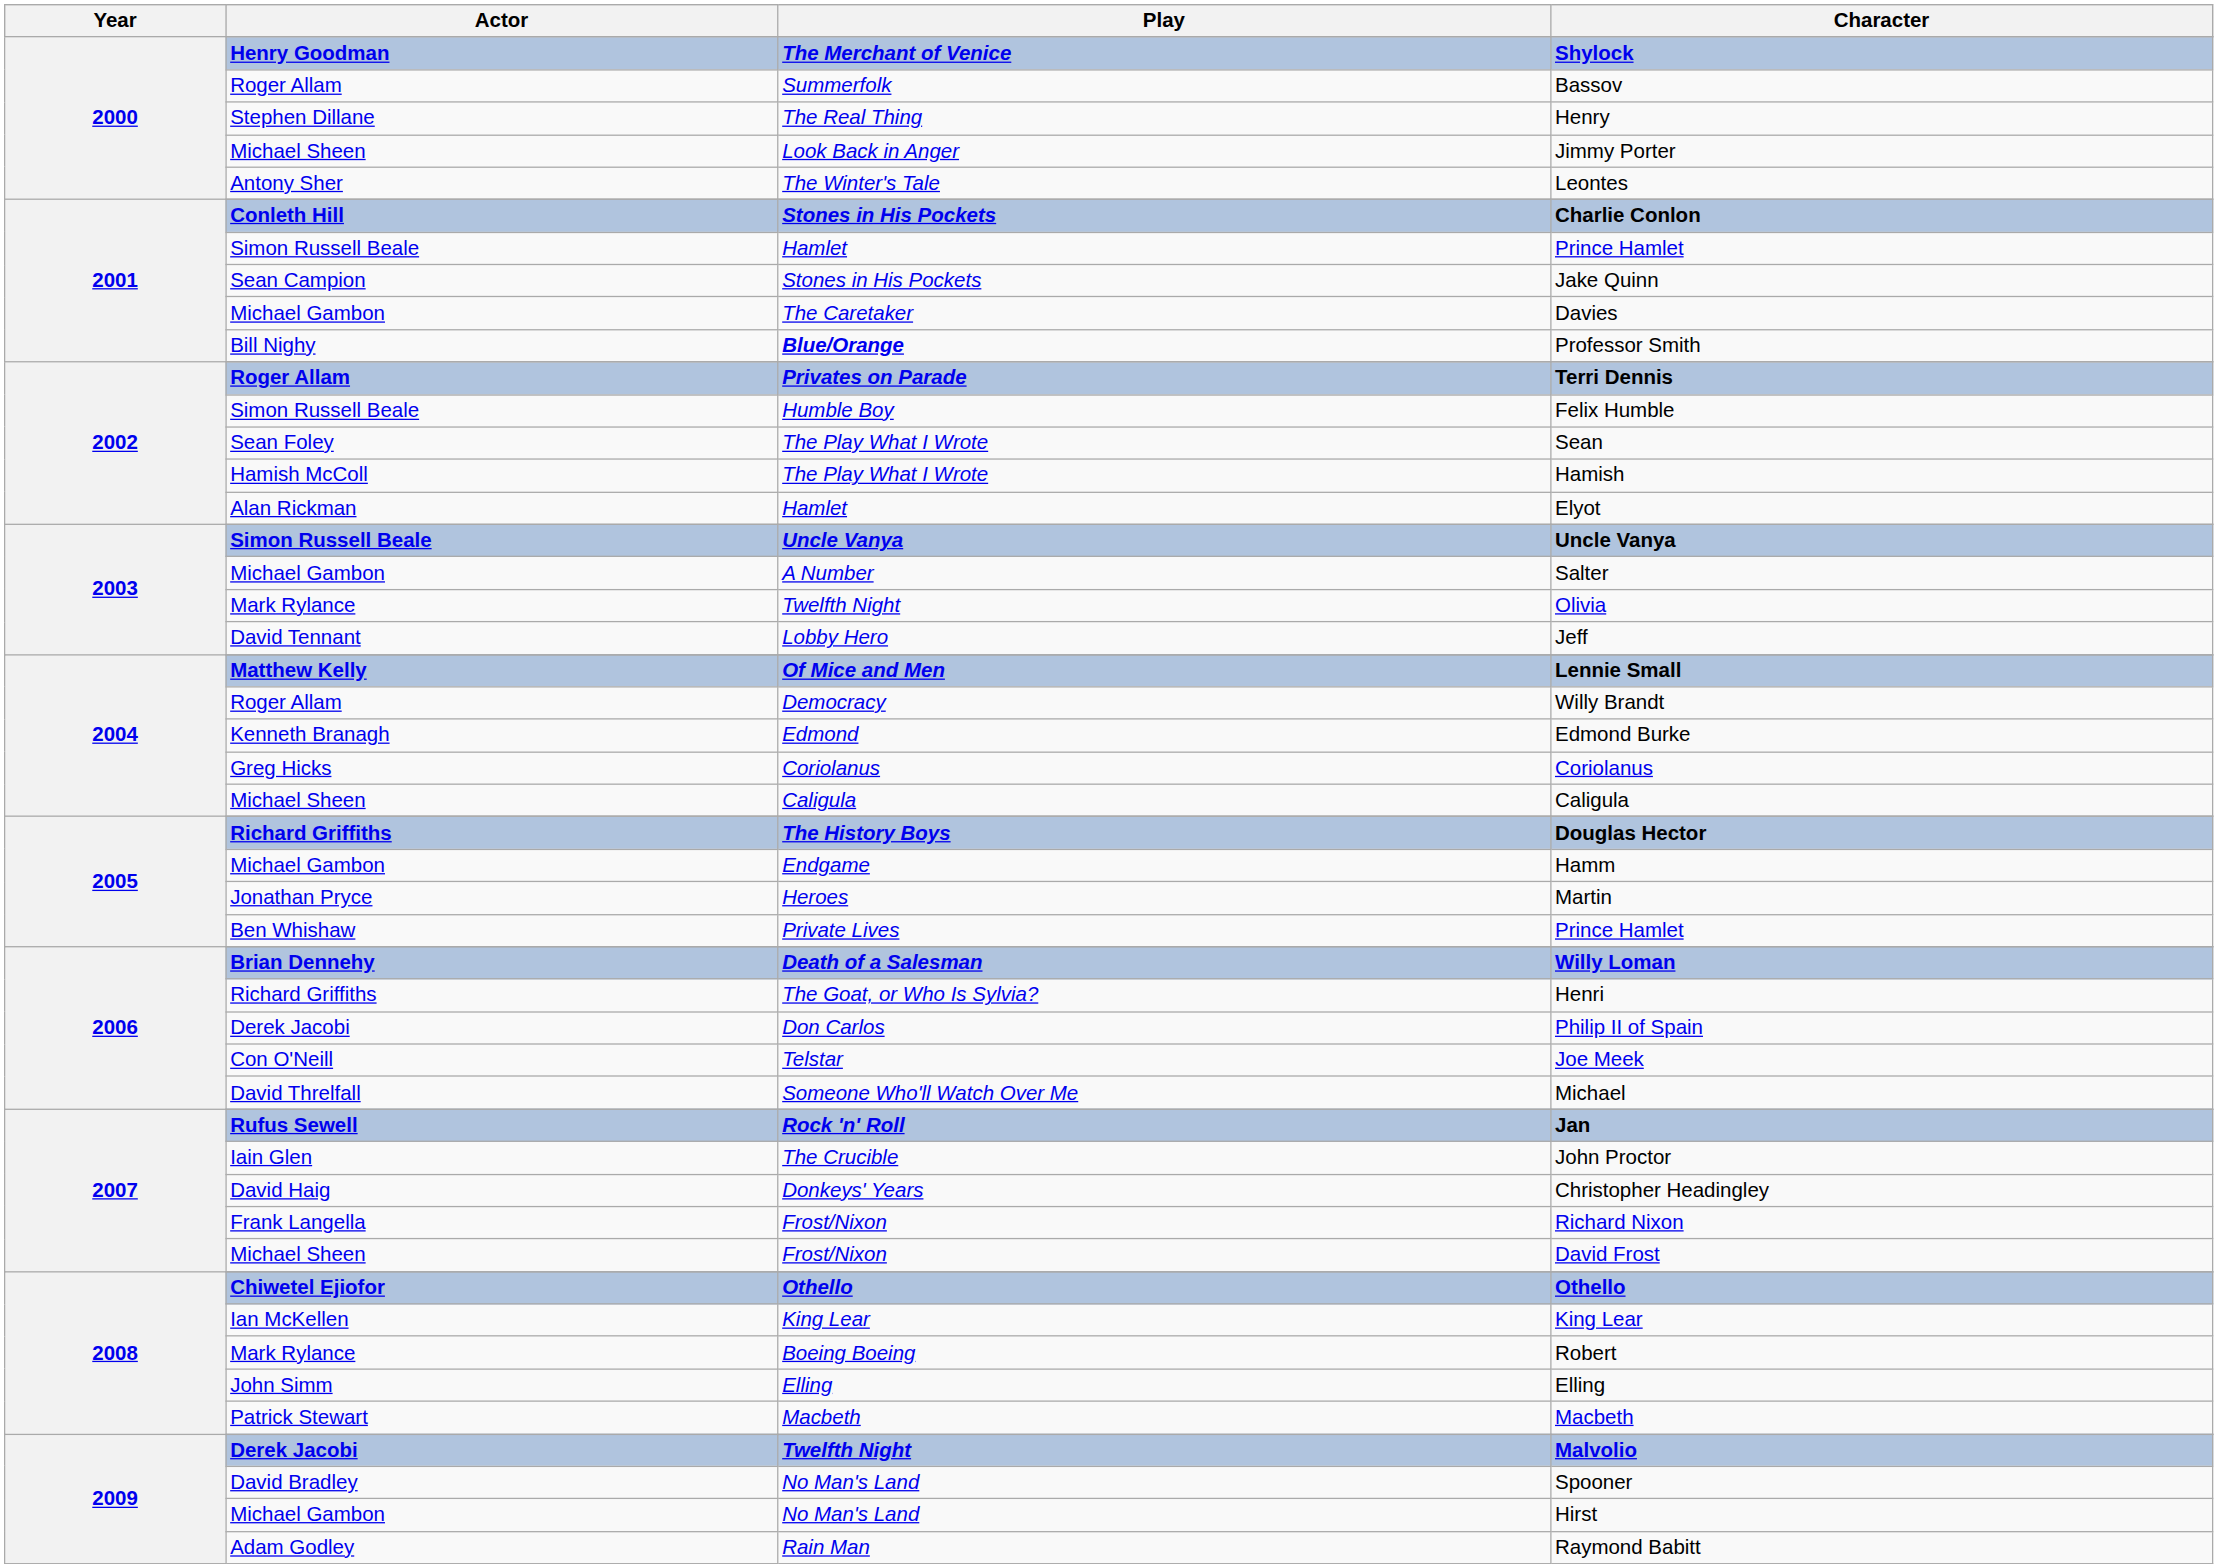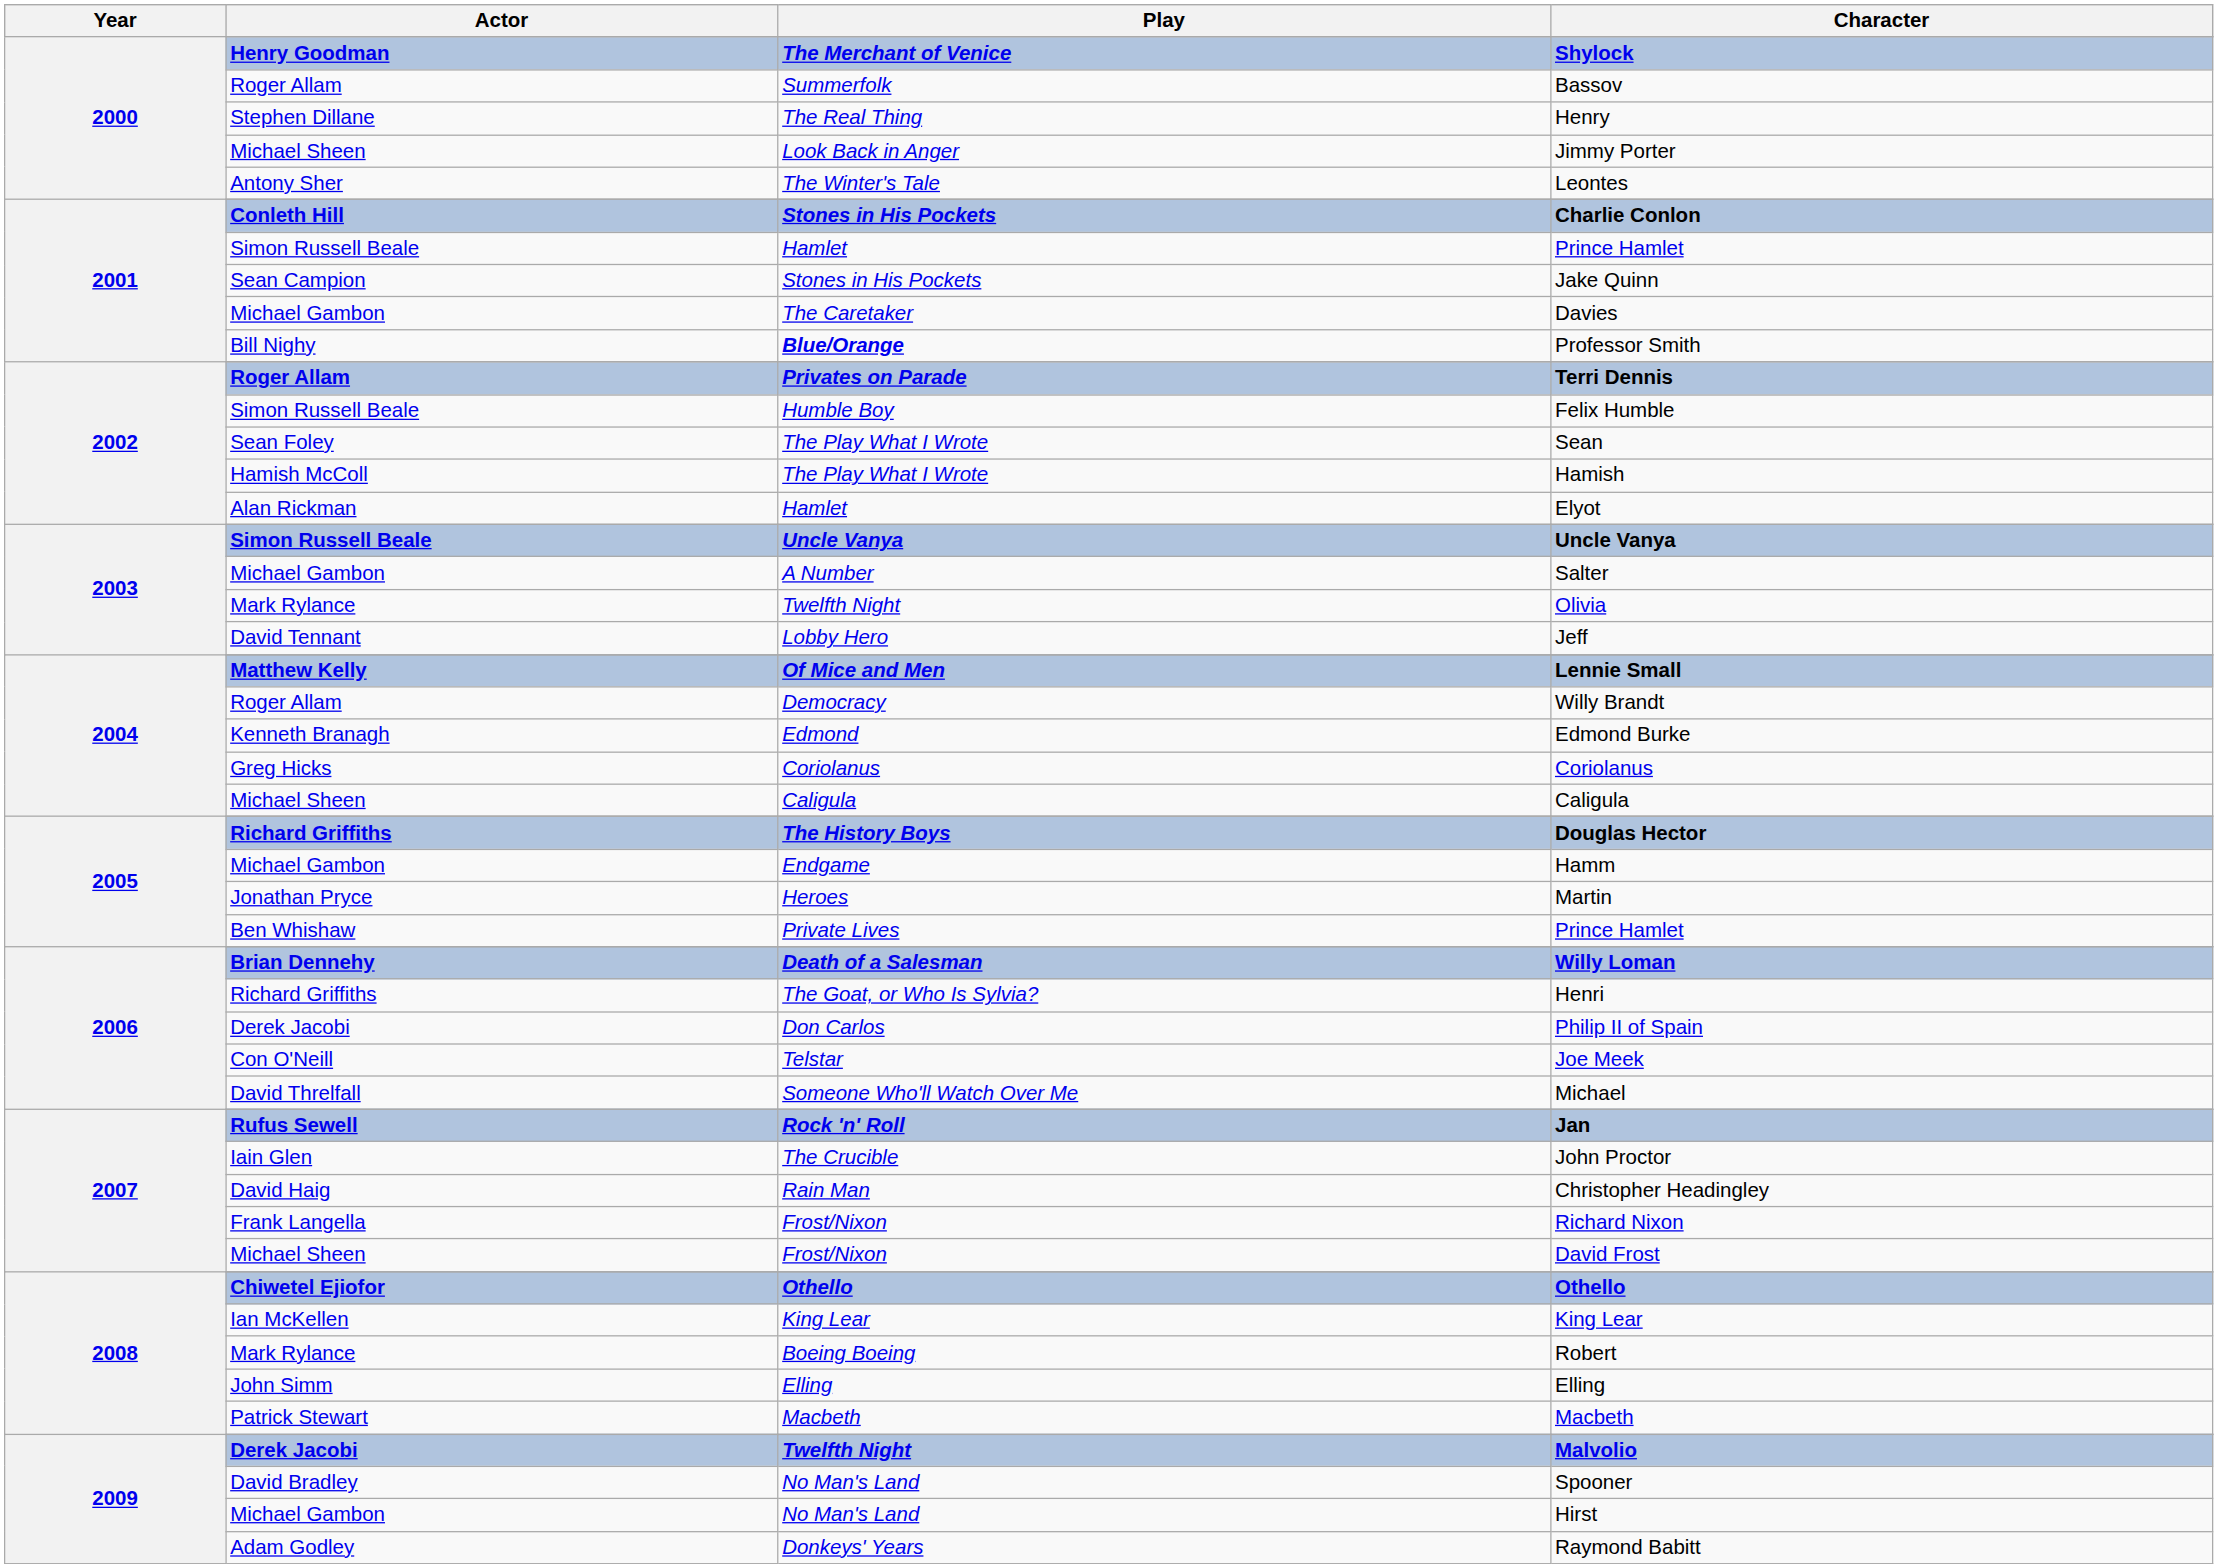(853, 1190) Donkeys' Years -> (826, 1190) Rain Man
(826, 1547) Rain Man -> (853, 1547) Donkeys' Years
